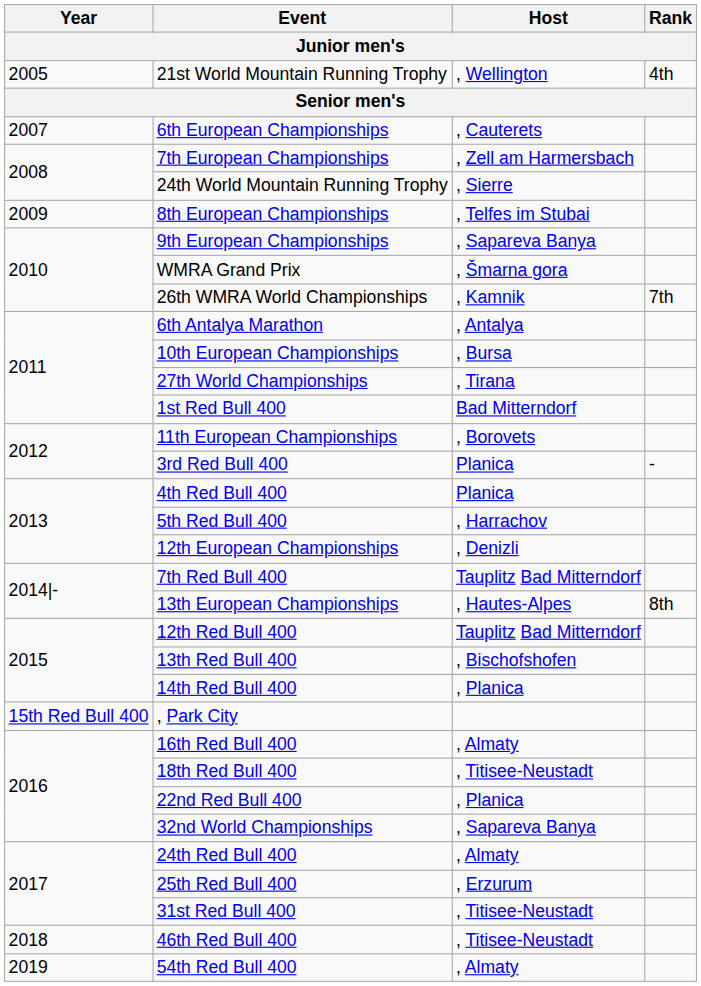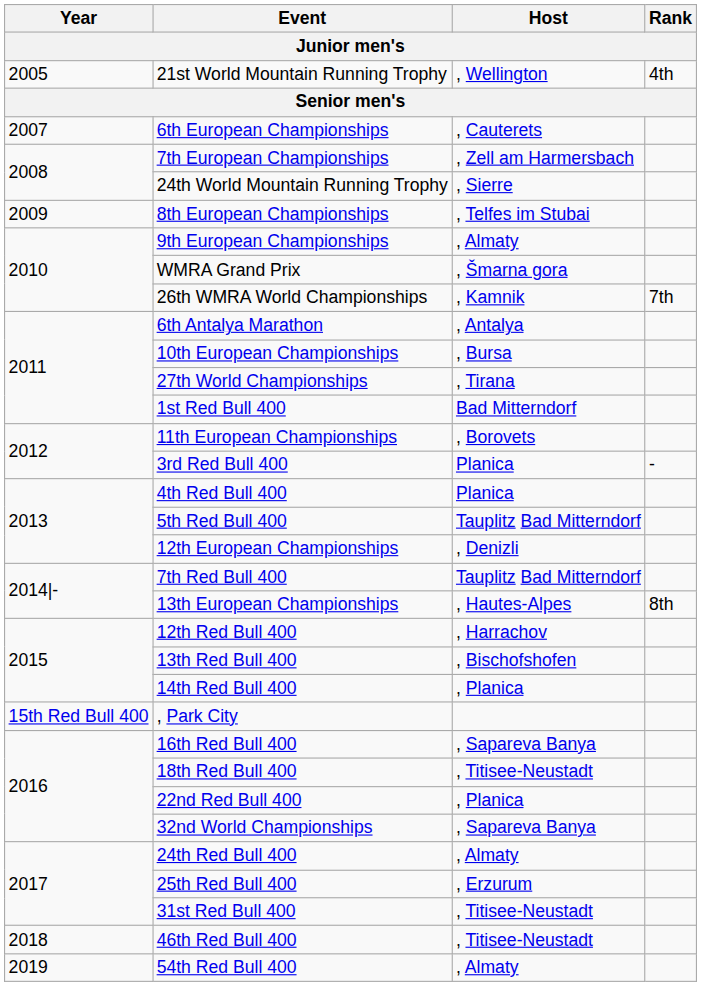(526, 241) , Sapareva Banya -> (487, 241) , Almaty
(501, 520) , Harrachov -> (548, 520) Tauplitz Bad Mitterndorf
(548, 632) Tauplitz Bad Mitterndorf -> (501, 632) , Harrachov
(487, 744) , Almaty -> (526, 744) , Sapareva Banya
